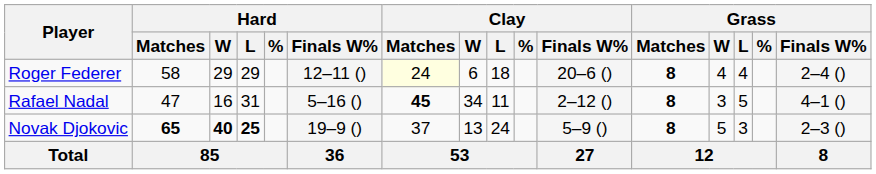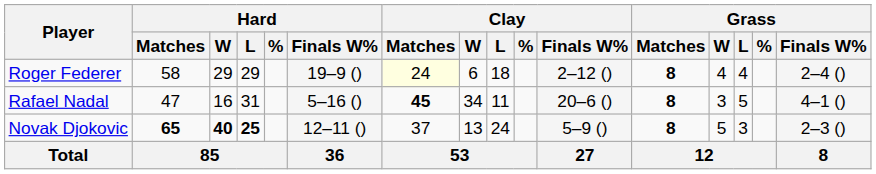(335, 73) 12–11 () -> (335, 73) 19–9 ()
(585, 73) 20–6 () -> (585, 73) 2–12 ()
(585, 101) 2–12 () -> (585, 101) 20–6 ()
(335, 128) 19–9 () -> (335, 128) 12–11 ()
